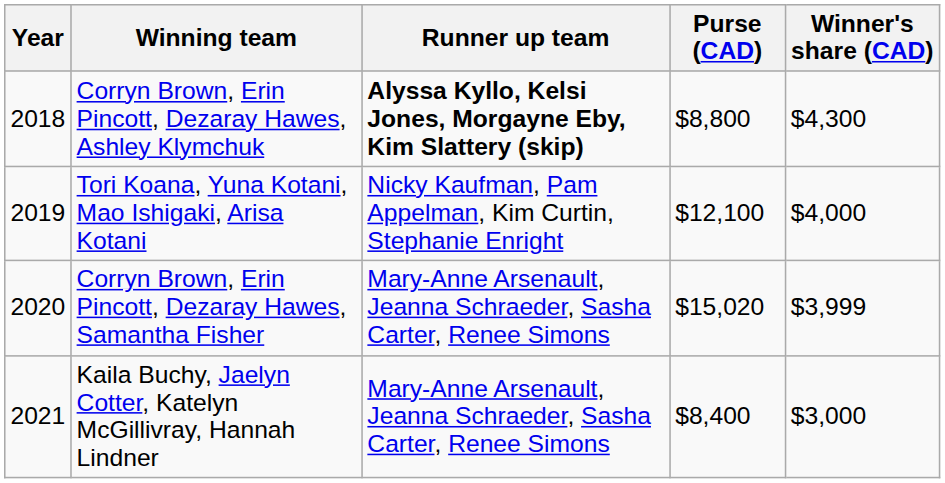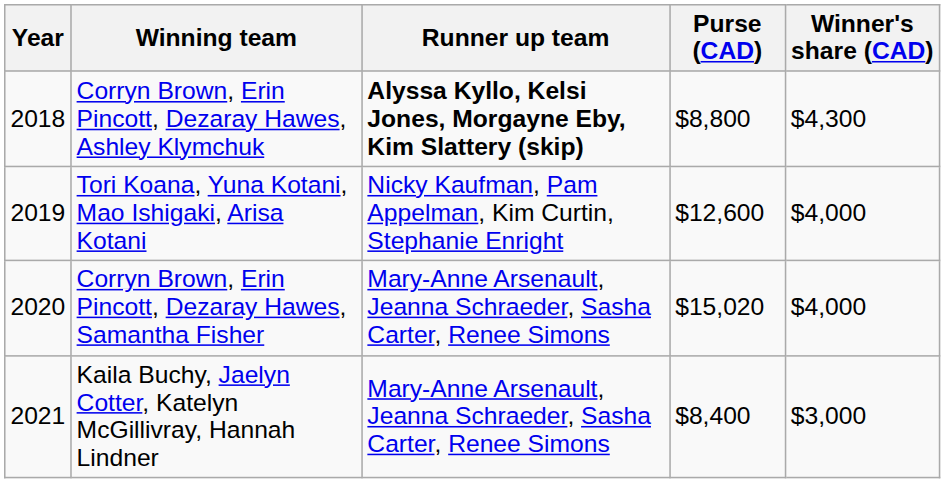(720, 213) $12,100 -> (720, 213) $12,600
(828, 307) $3,999 -> (828, 307) $4,000
